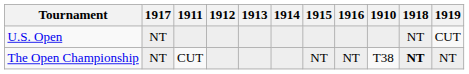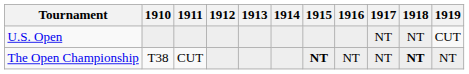columns swapped: (383, 15) <-> (158, 15)
(319, 58) normal -> (319, 58) bold
